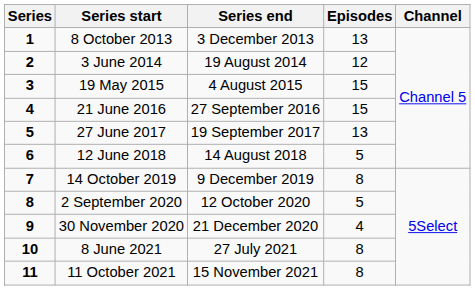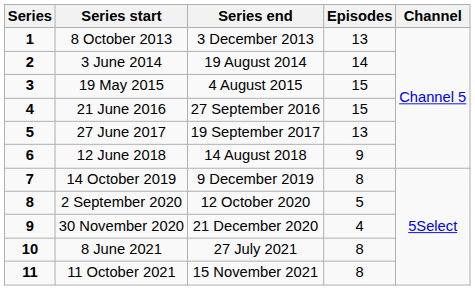(360, 62) 12 -> (360, 62) 14
(360, 156) 5 -> (360, 156) 9
